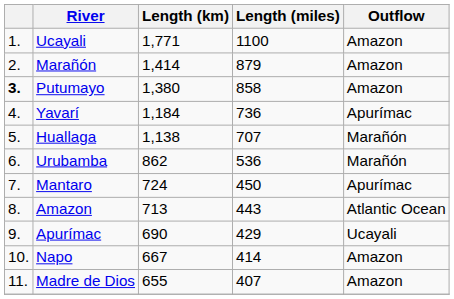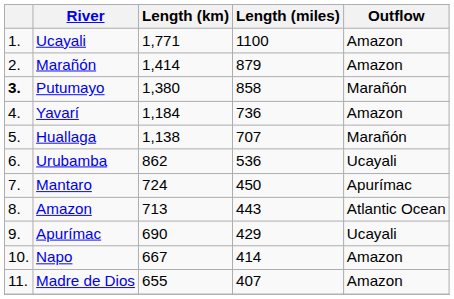(375, 88) Amazon -> (377, 88) Marañón
(379, 112) Apurímac -> (375, 112) Amazon
(377, 161) Marañón -> (372, 161) Ucayali
